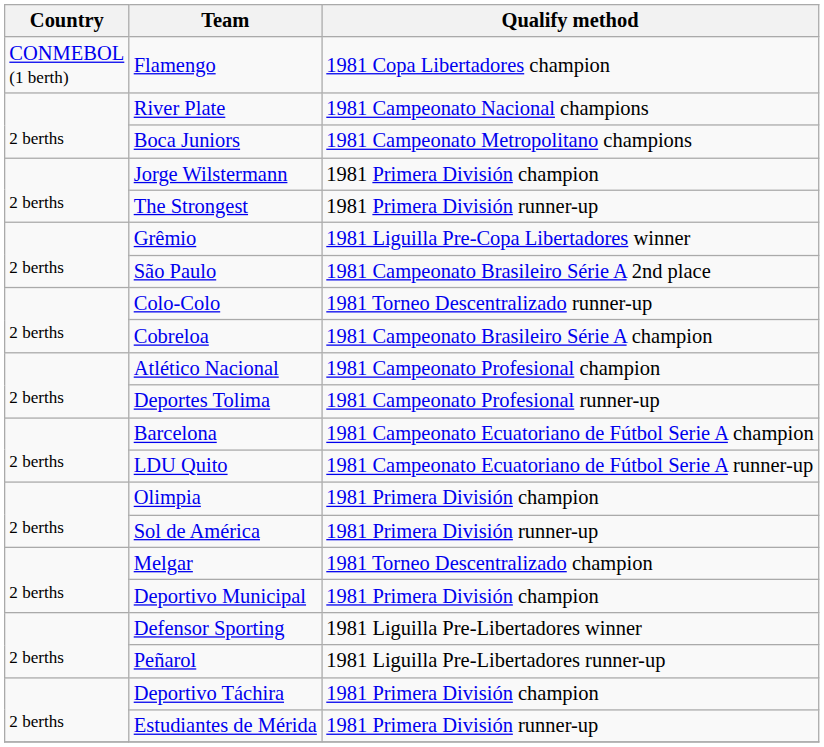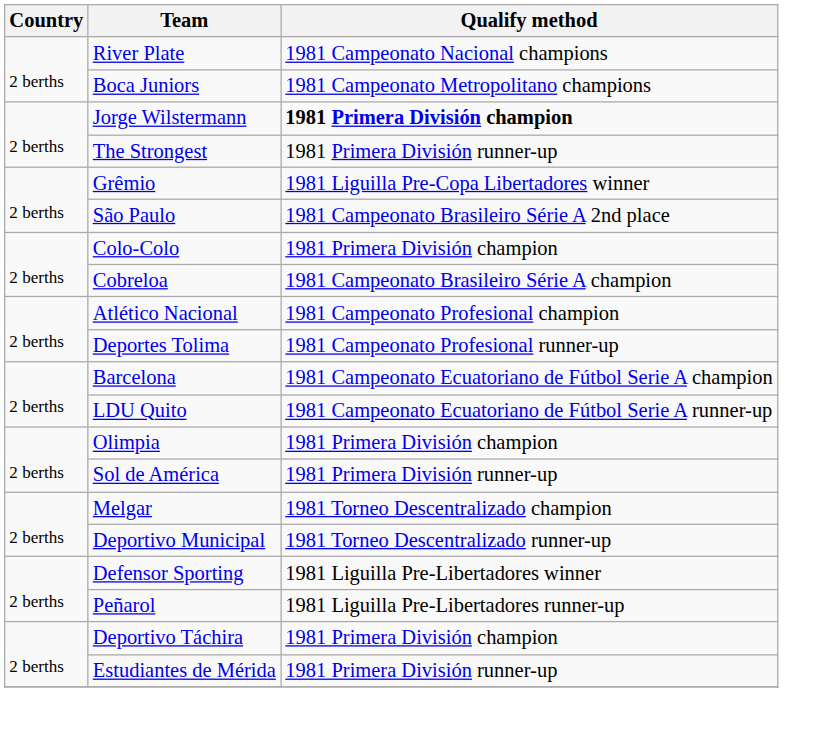- row: (175, 64)
(463, 173) normal -> (429, 118) bold
(489, 303) 1981 Torneo Descentralizado runner-up -> (422, 248) 1981 Primera División champion
(463, 595) 1981 Primera División champion -> (448, 540) 1981 Torneo Descentralizado runner-up
